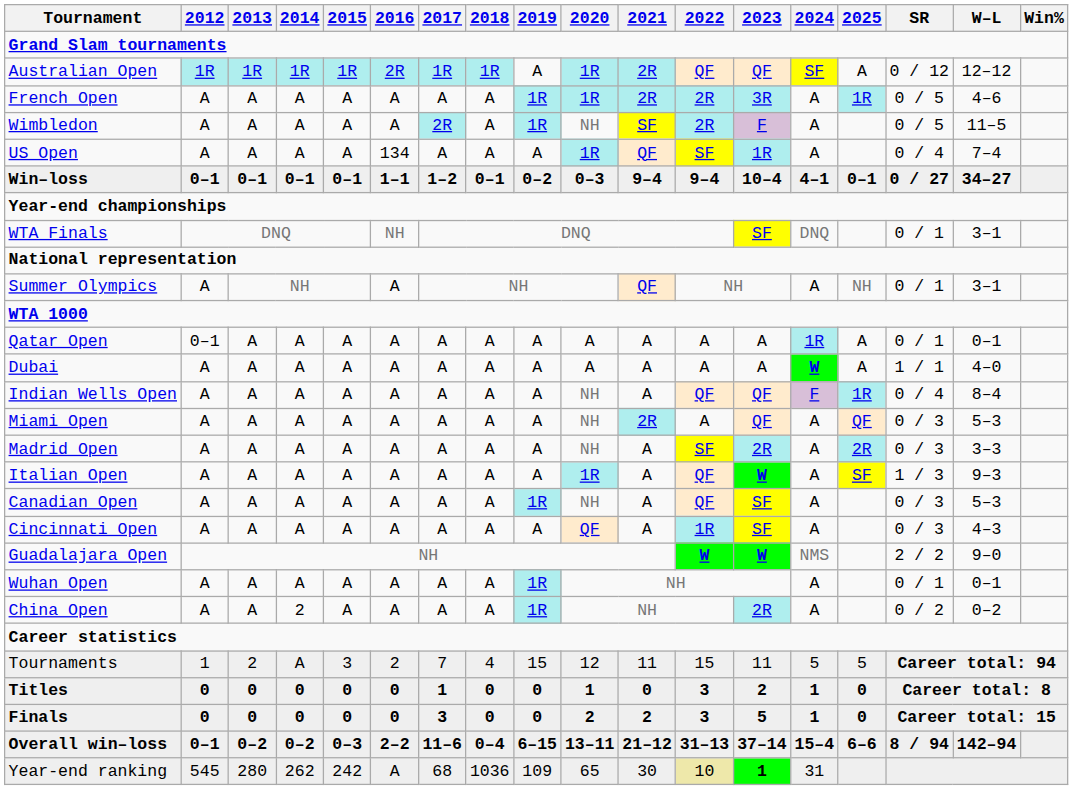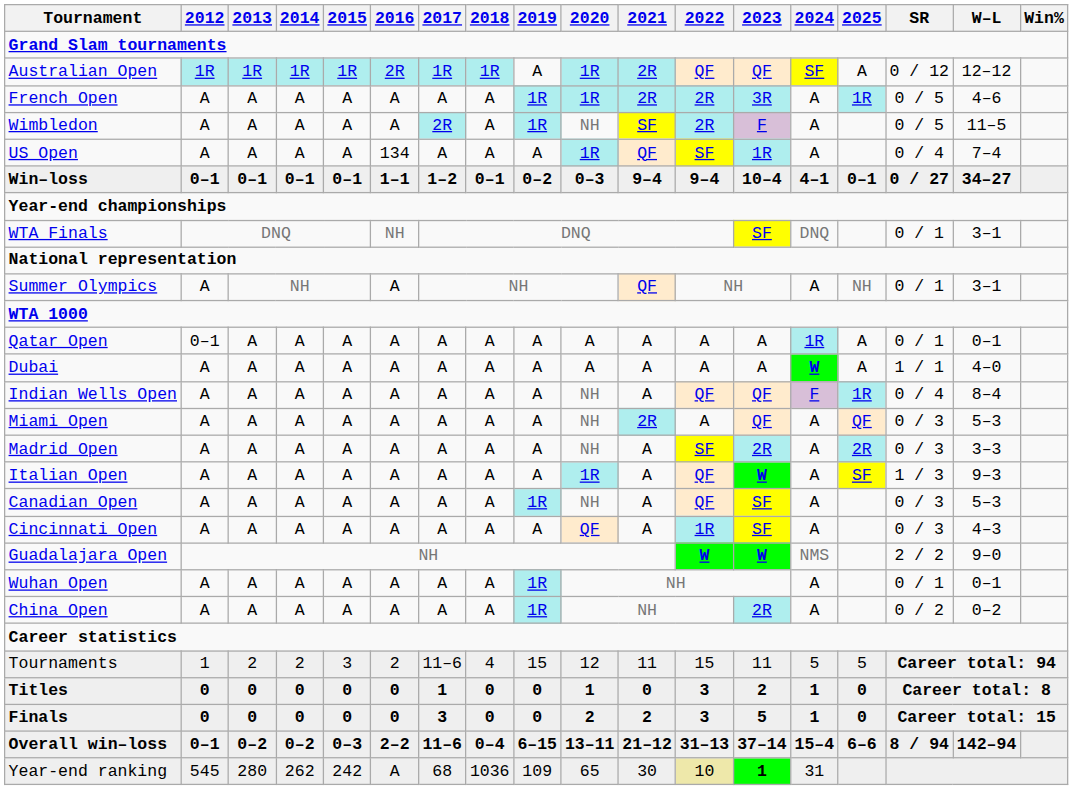(300, 610) 2 -> (300, 610) A
(300, 664) A -> (300, 664) 2
(442, 664) 7 -> (442, 664) 11–6
